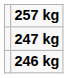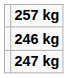rows swapped: (37, 38) <-> (37, 61)
